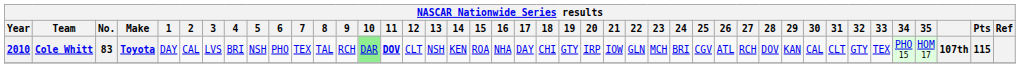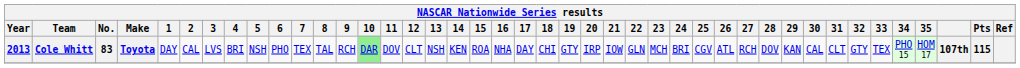(19, 49) 2010 -> (19, 49) 2013
(391, 49) bold -> (391, 49) normal
